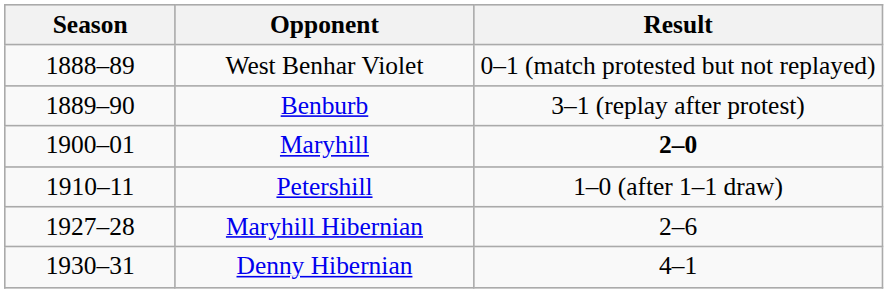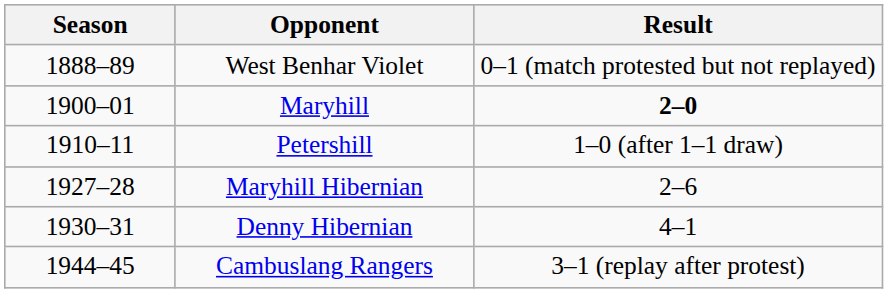- row: (324, 105)
+ row: (324, 266)
